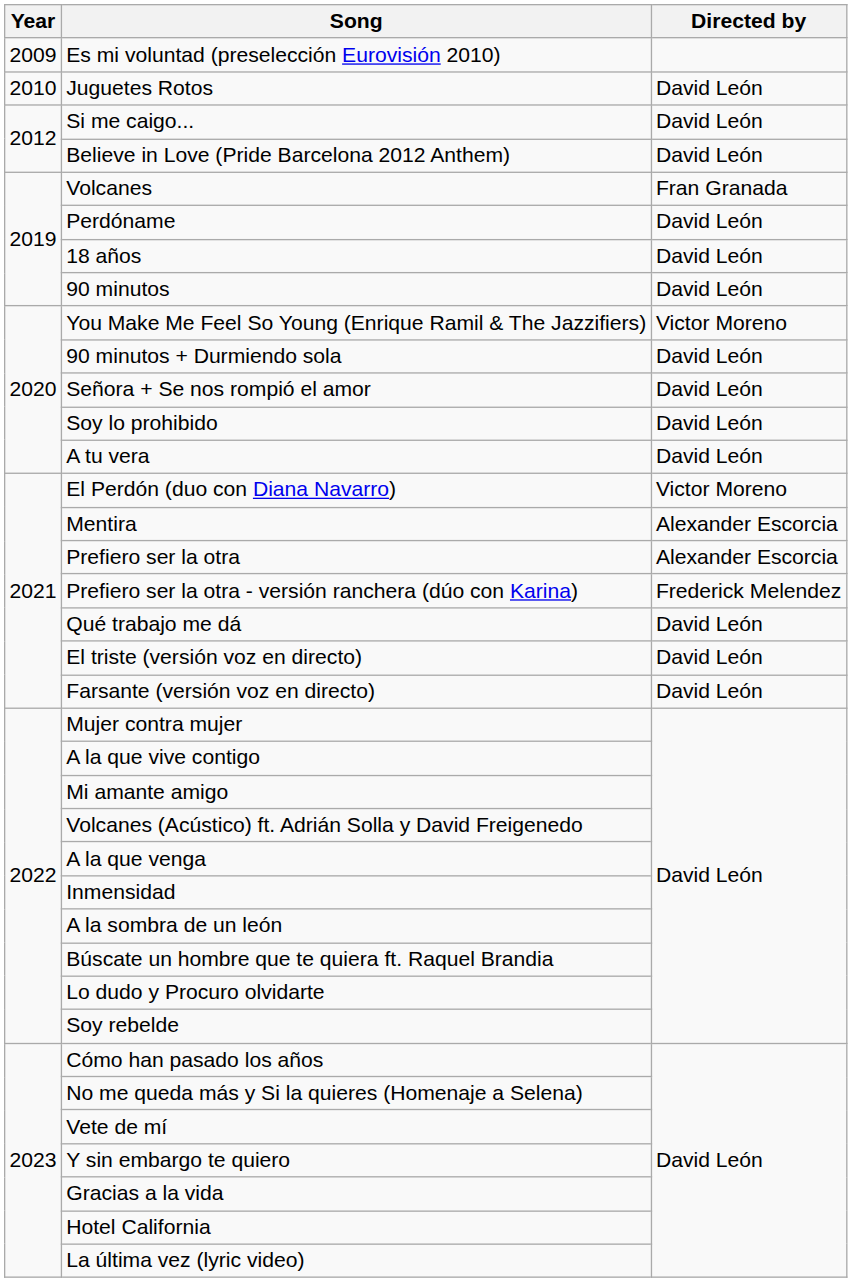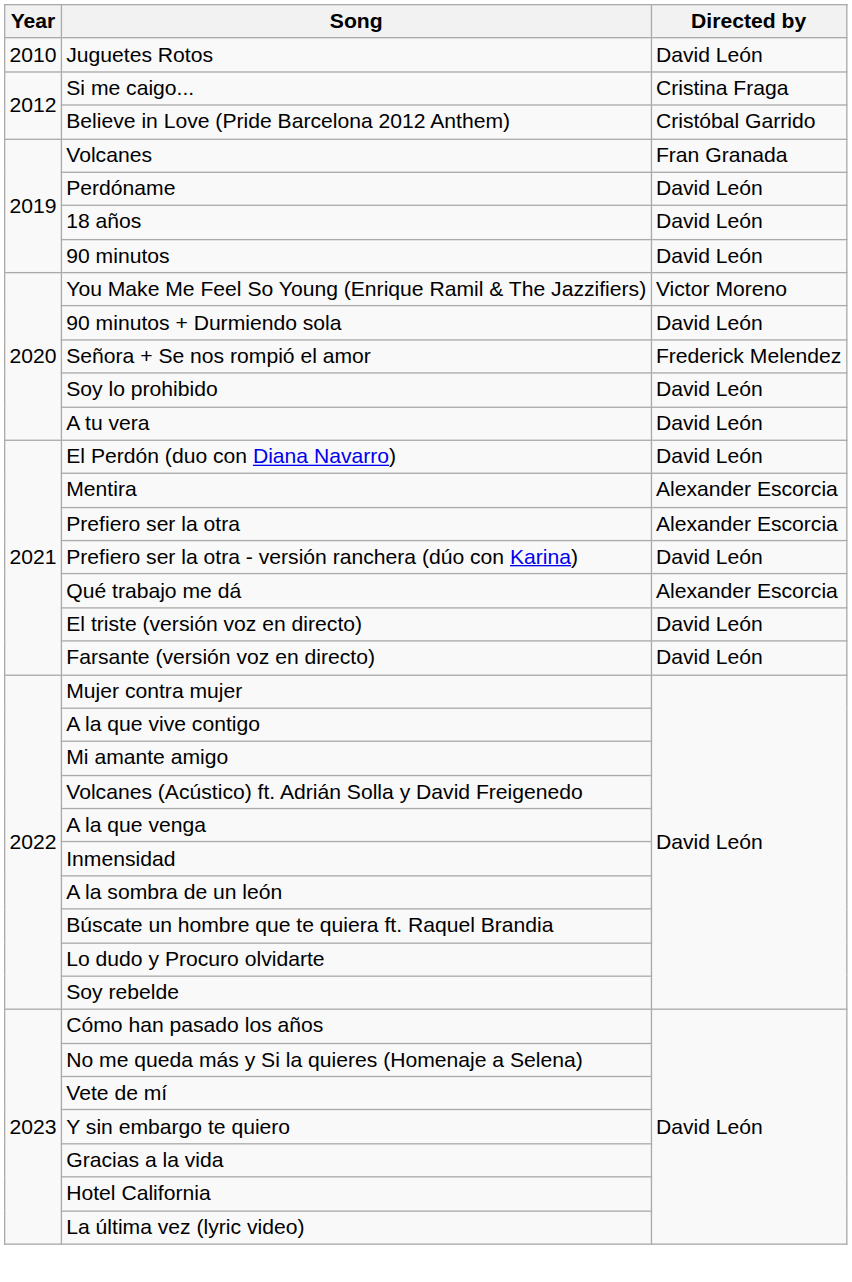- row: (283, 54)
(709, 121) David León -> (722, 88) Cristina Fraga
(709, 155) David León -> (736, 121) Cristóbal Garrido
(709, 389) David León -> (749, 356) Frederick Melendez
(721, 490) Victor Moreno -> (709, 456) David León
(749, 590) Frederick Melendez -> (709, 557) David León
(709, 624) David León -> (747, 590) Alexander Escorcia
